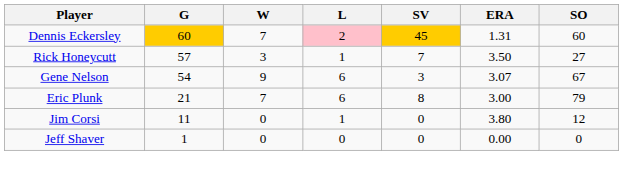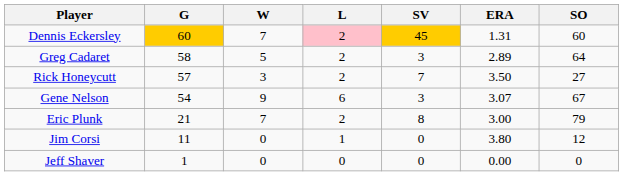+ row: (75, 56)
(342, 56) 1 -> (342, 77) 2
(342, 98) 6 -> (342, 118) 2
